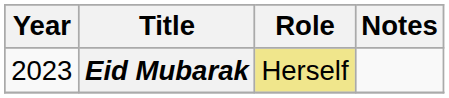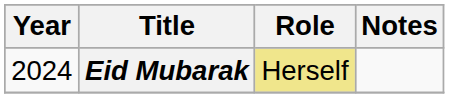(42, 69) 2023 -> (42, 69) 2024
